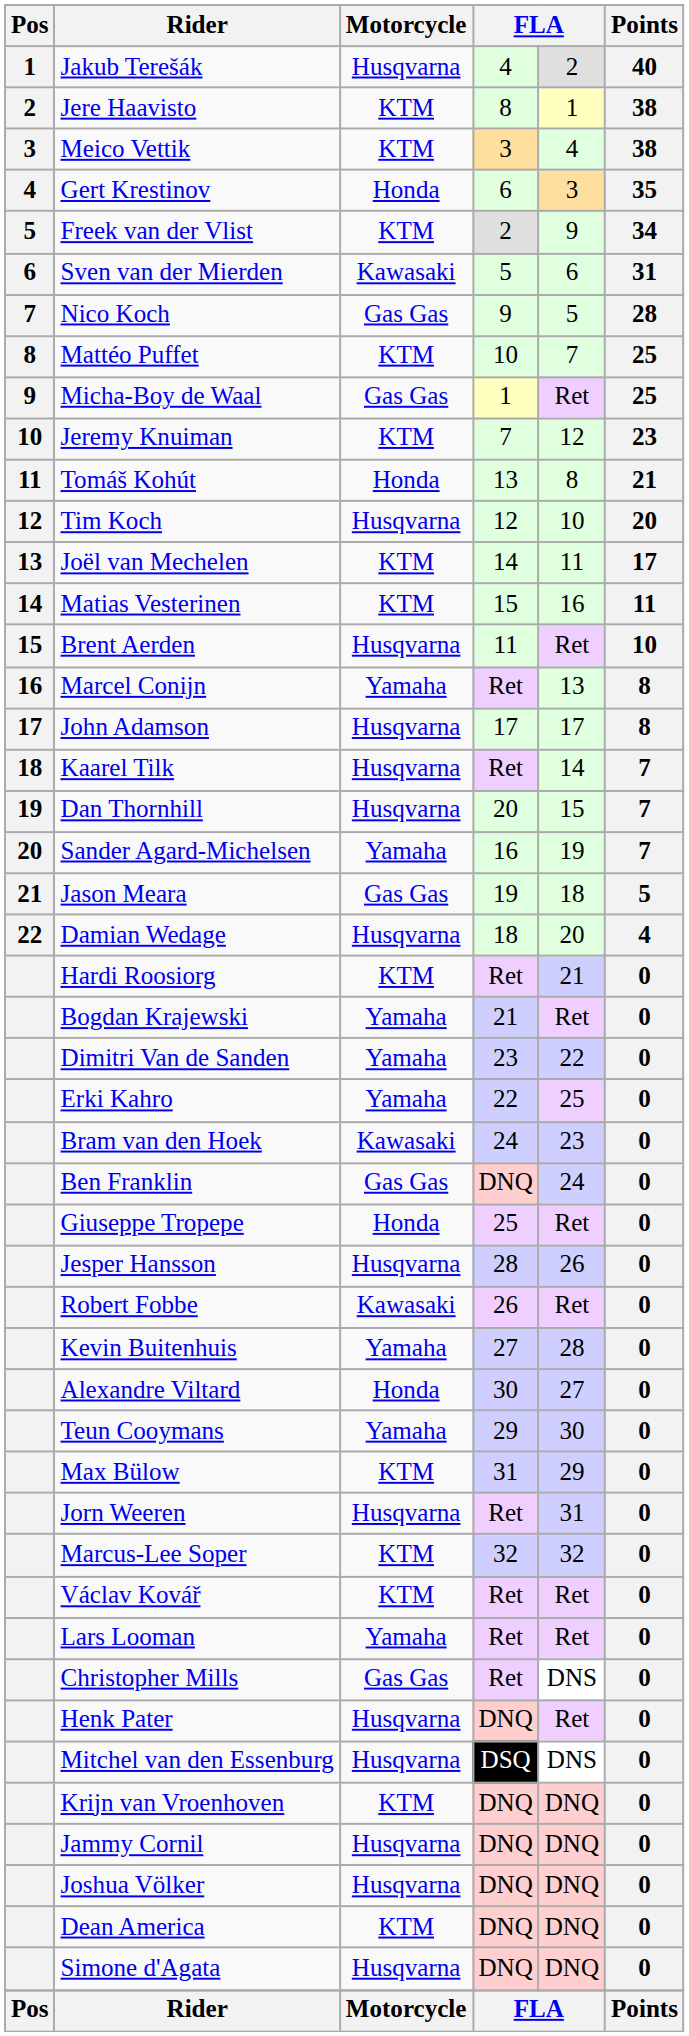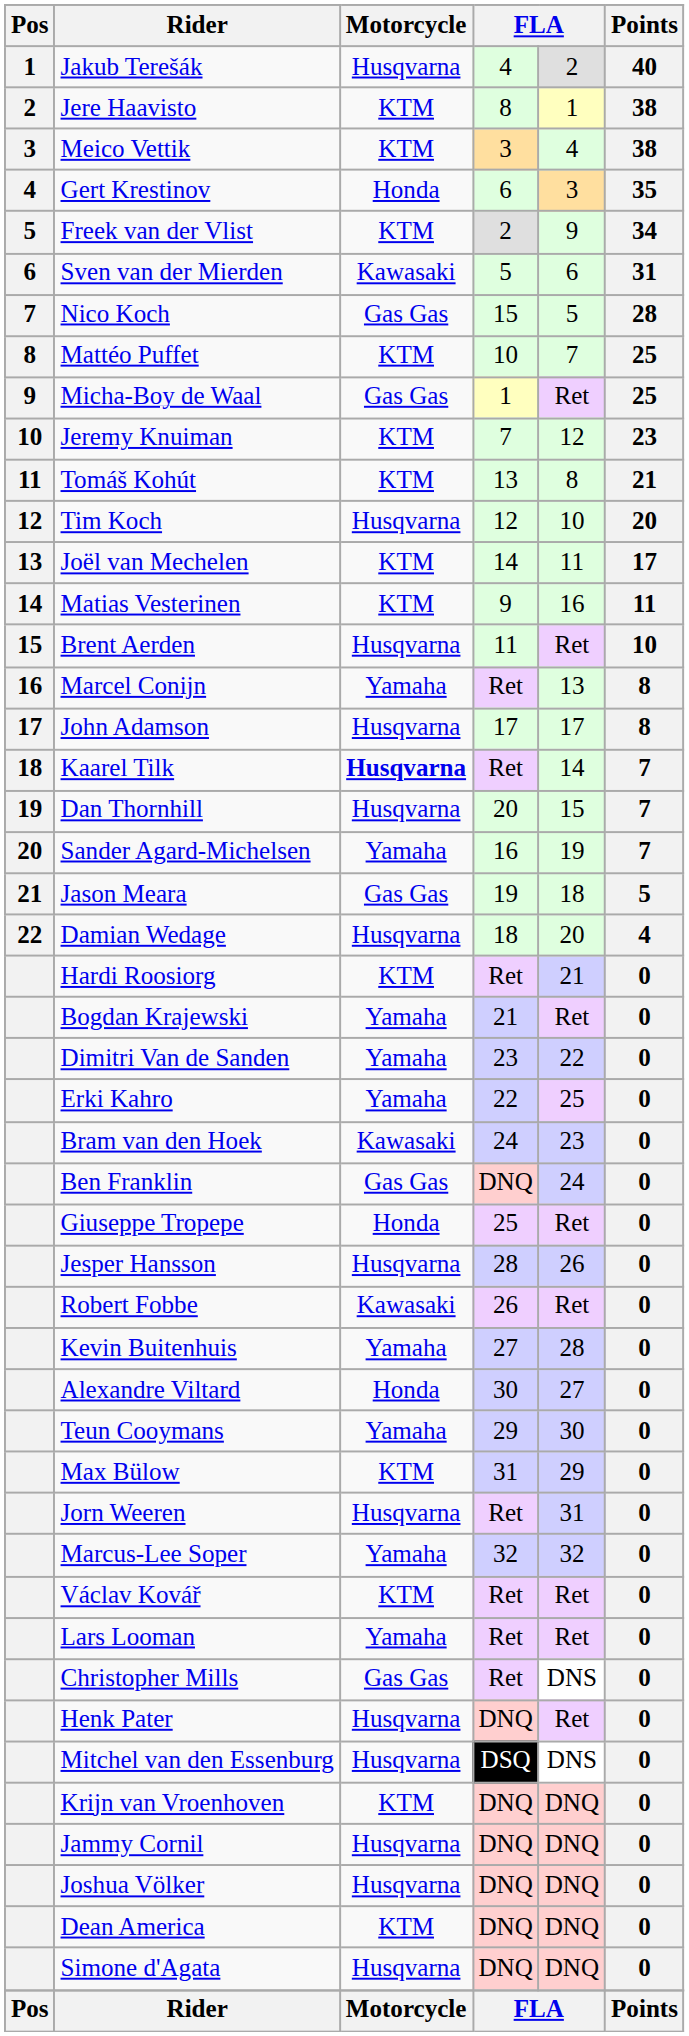(506, 314) 9 -> (506, 314) 15
(406, 479) Honda -> (406, 479) KTM
(506, 603) 15 -> (506, 603) 9
(406, 769) normal -> (406, 769) bold
(406, 1554) KTM -> (406, 1554) Yamaha
